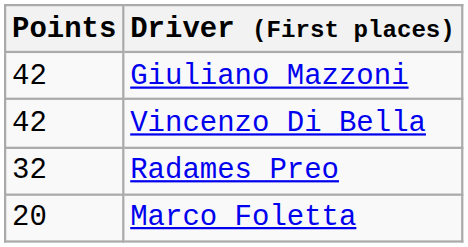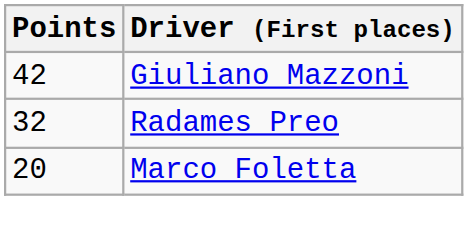- row: (278, 123)
